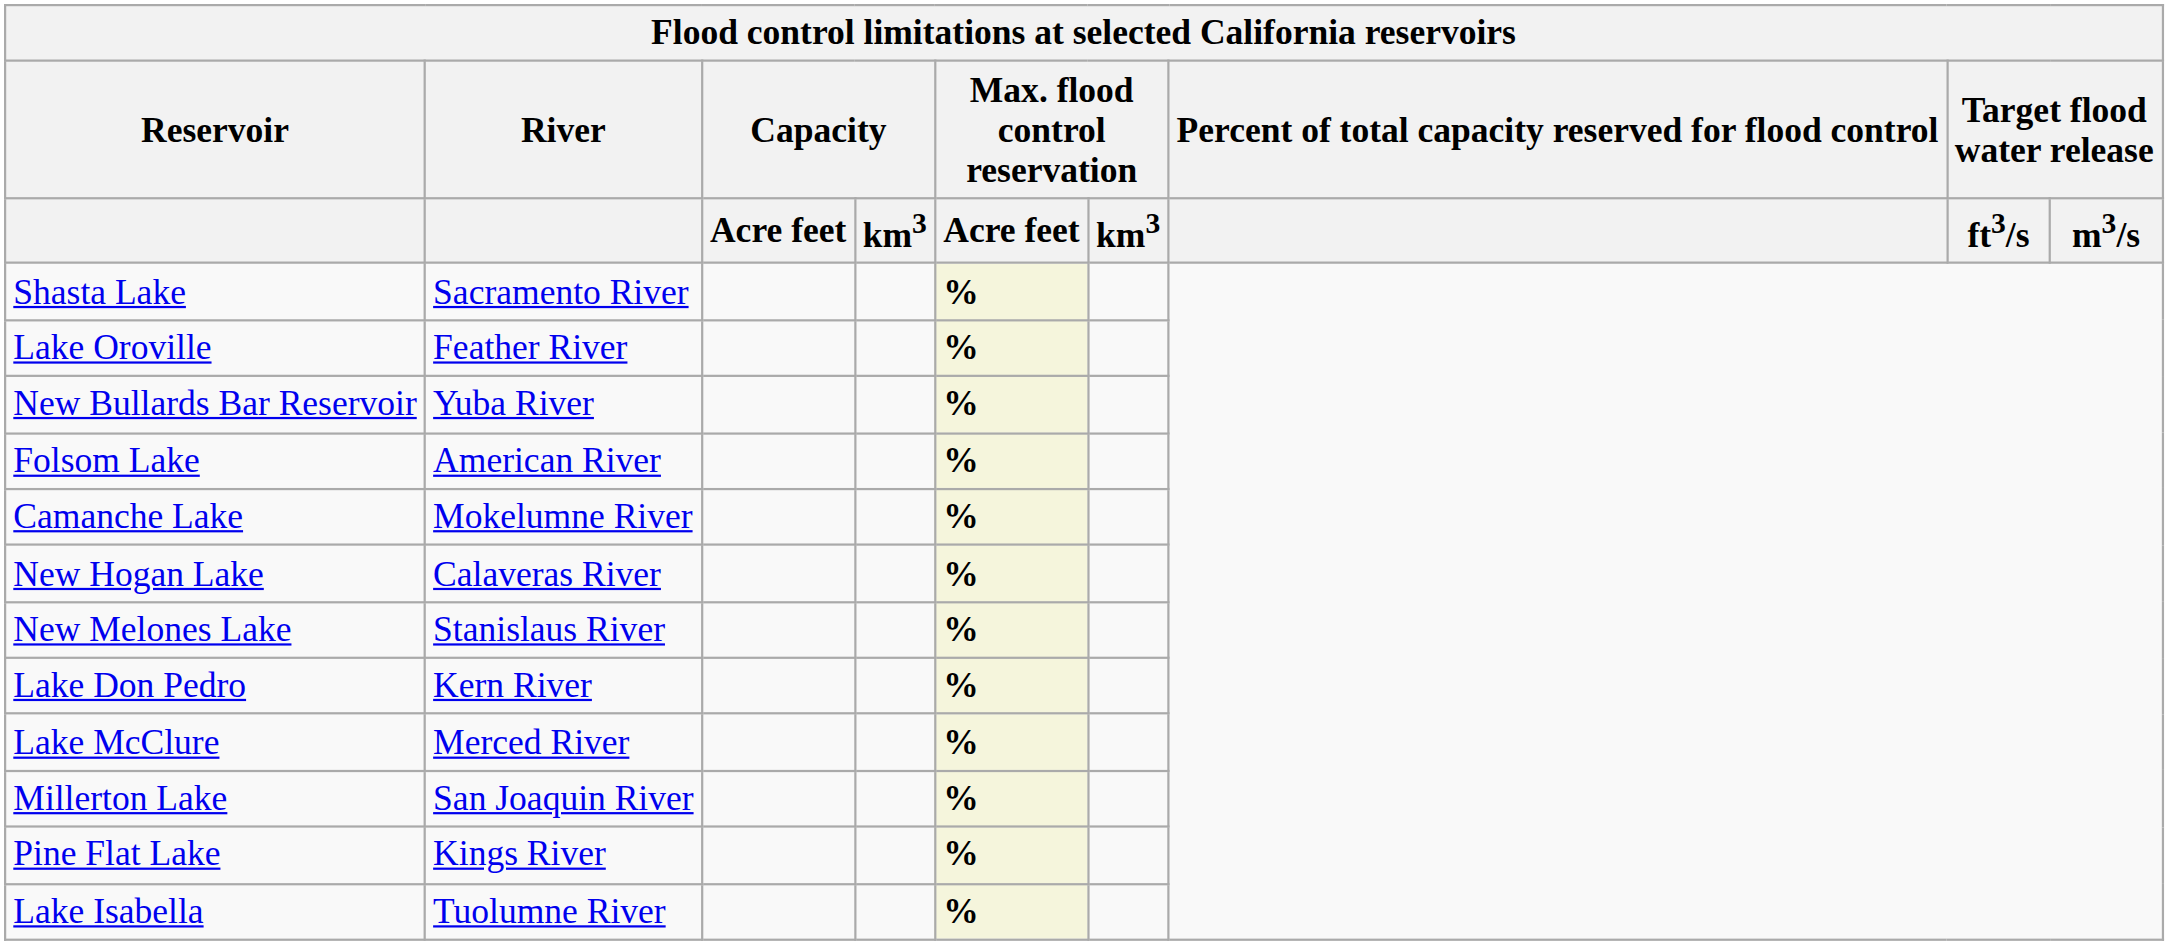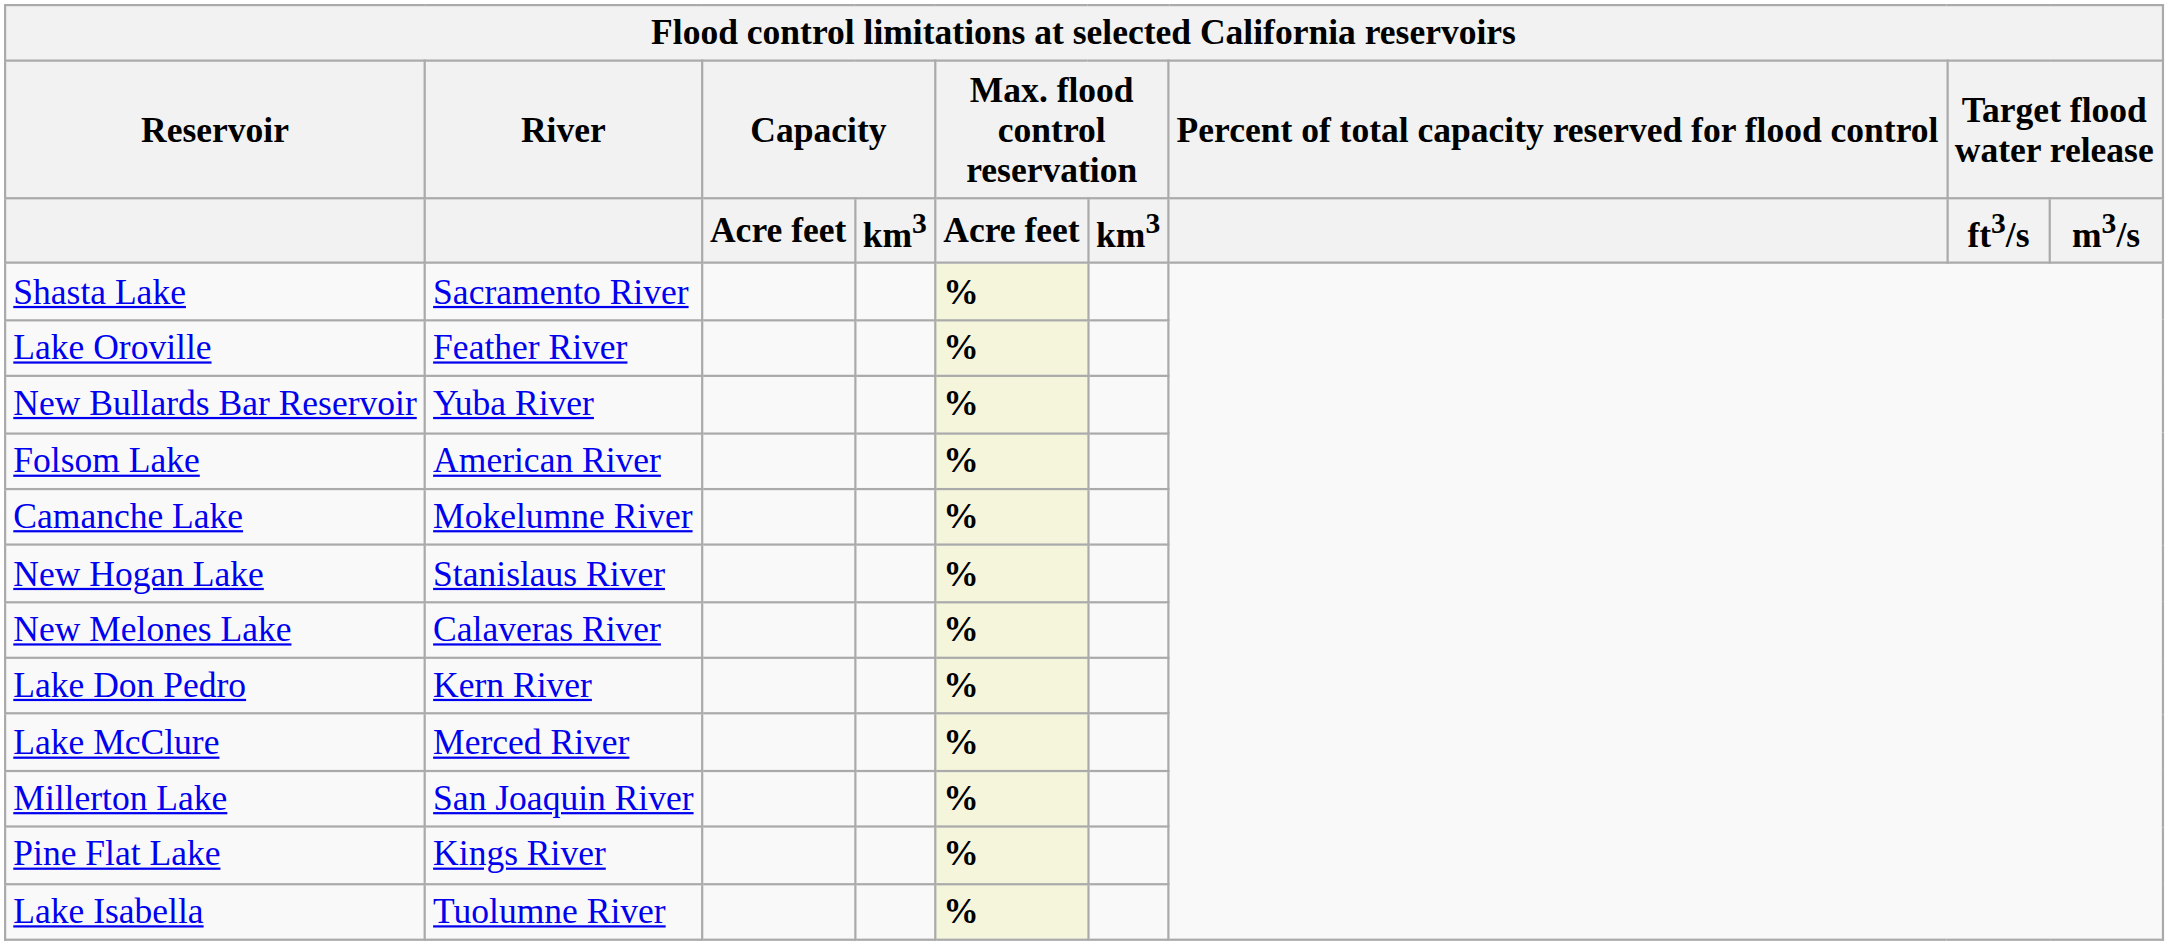(547, 572) Calaveras River -> (549, 572) Stanislaus River
(549, 629) Stanislaus River -> (547, 629) Calaveras River
